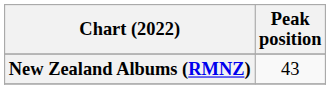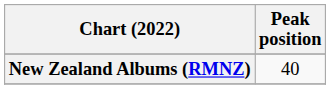(290, 68) 43 -> (290, 68) 40
